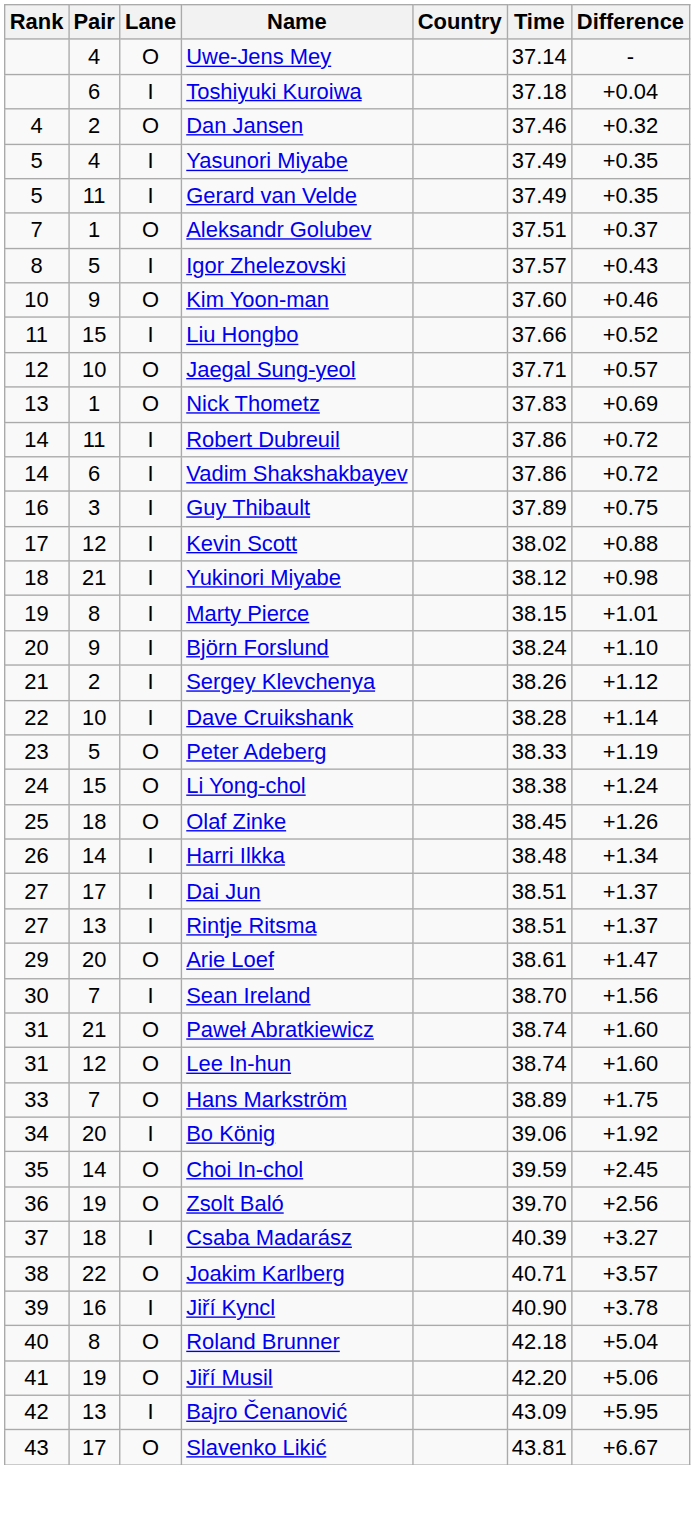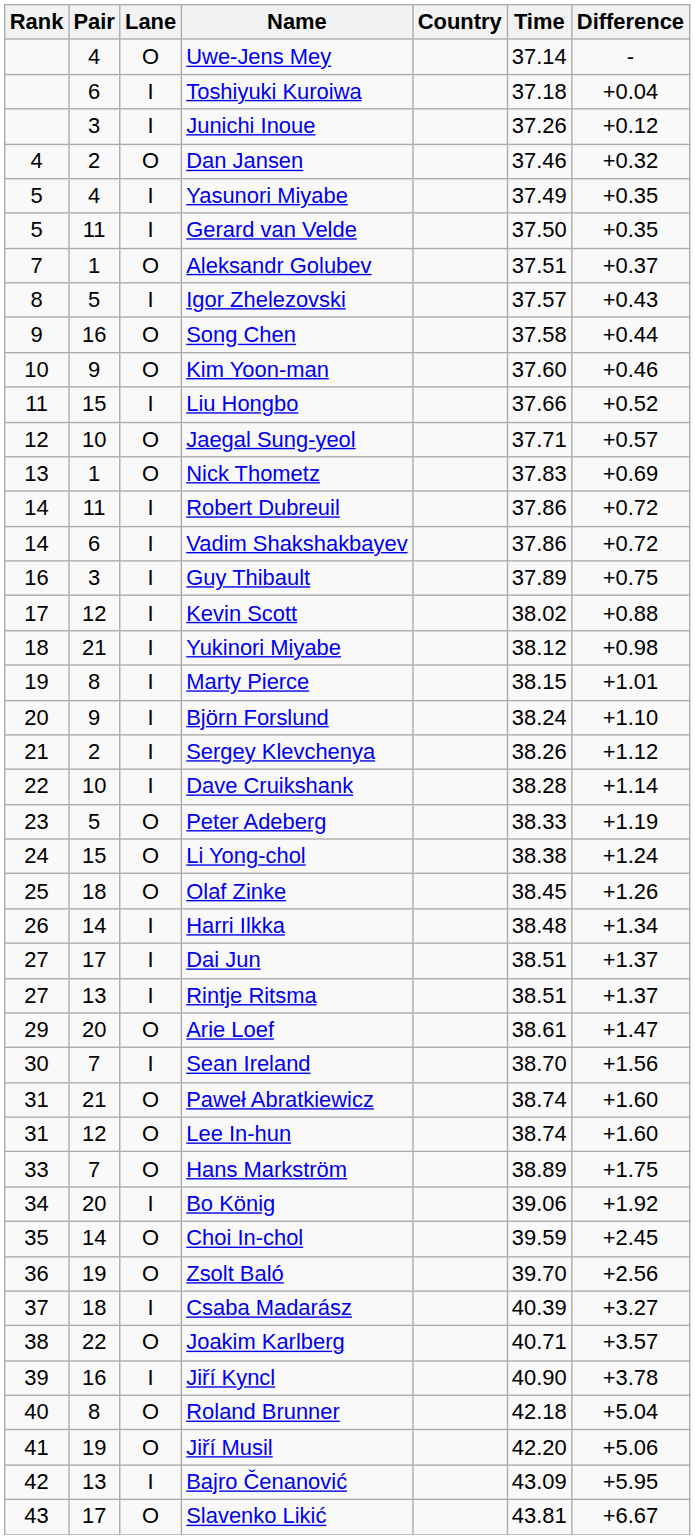+ row: (251, 126)
(539, 195) 37.49 -> (539, 230) 37.50
+ row: (241, 334)
